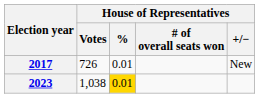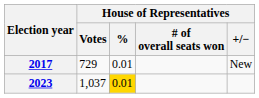(88, 64) 726 -> (88, 64) 729
(93, 83) 1,038 -> (93, 83) 1,037
